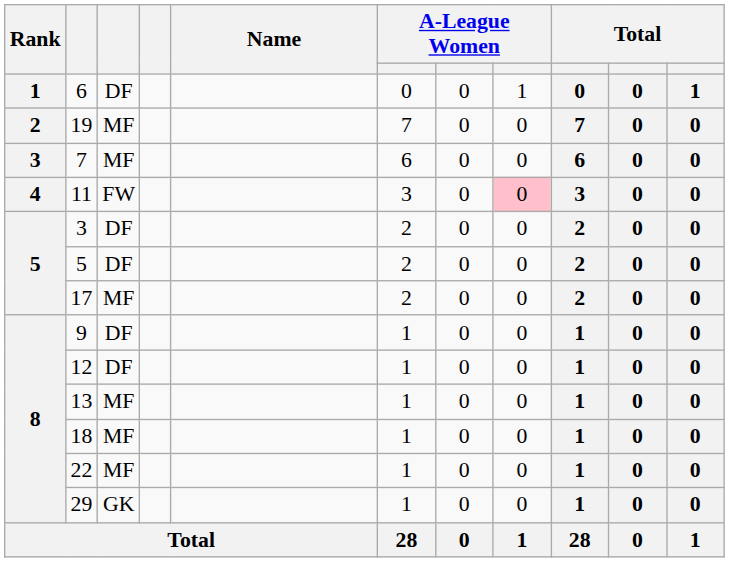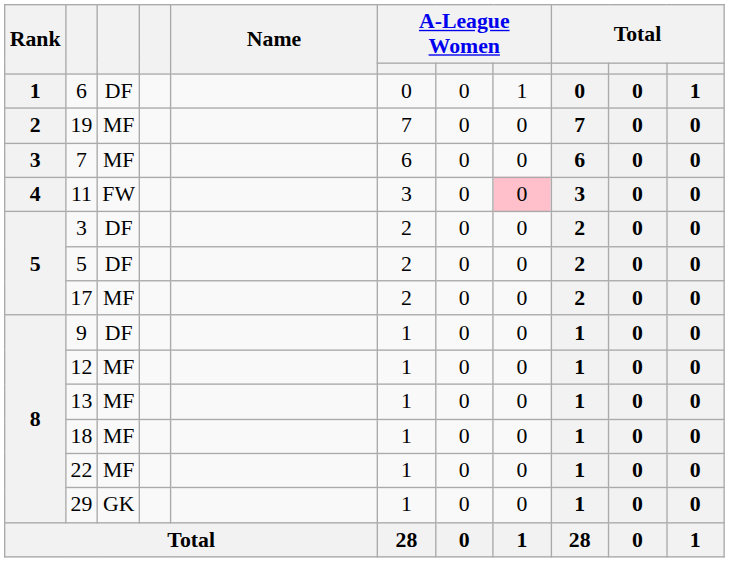(119, 366) DF -> (119, 366) MF
